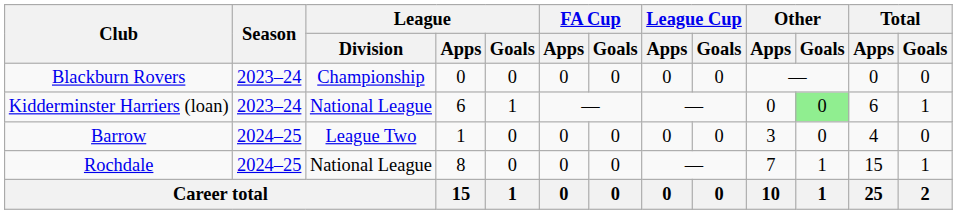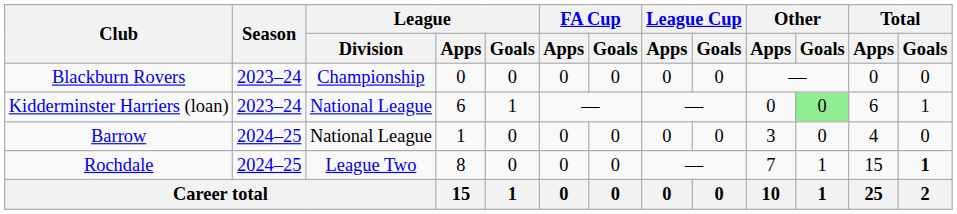(371, 135) League Two -> (371, 135) National League
(371, 164) National League -> (371, 164) League Two
(925, 164) normal -> (925, 164) bold
